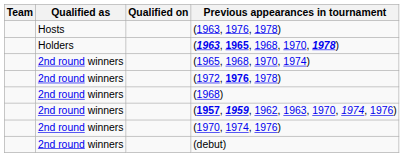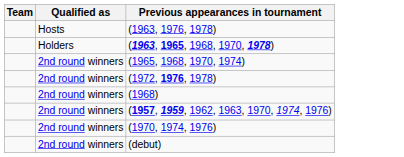- column: (158, 12)
